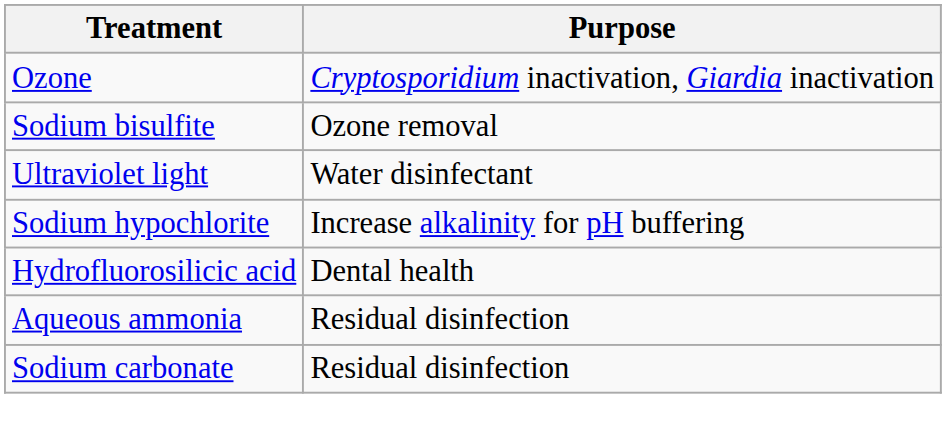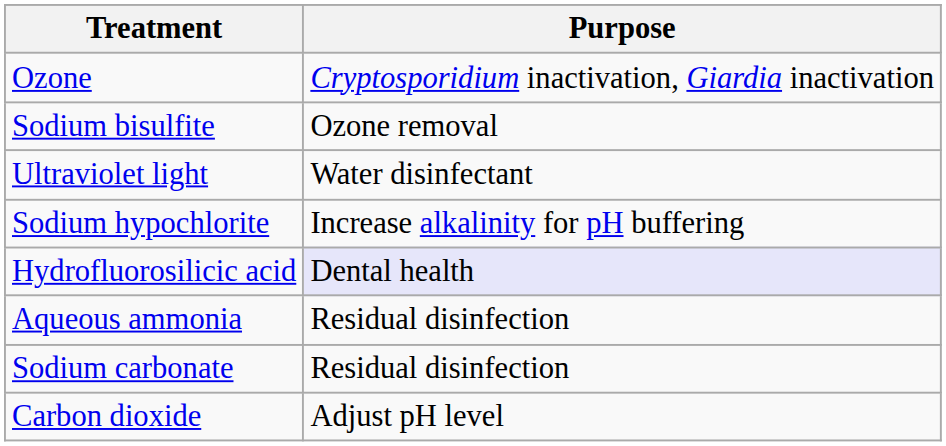(392, 271) no background -> (392, 271) lavender background
+ row: (107, 416)
